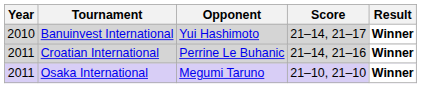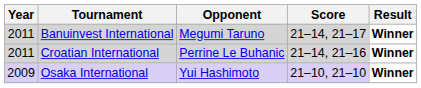(21, 34) 2010 -> (21, 34) 2011
(219, 34) Yui Hashimoto -> (222, 34) Megumi Taruno
(21, 73) 2011 -> (21, 73) 2009
(222, 73) Megumi Taruno -> (219, 73) Yui Hashimoto
